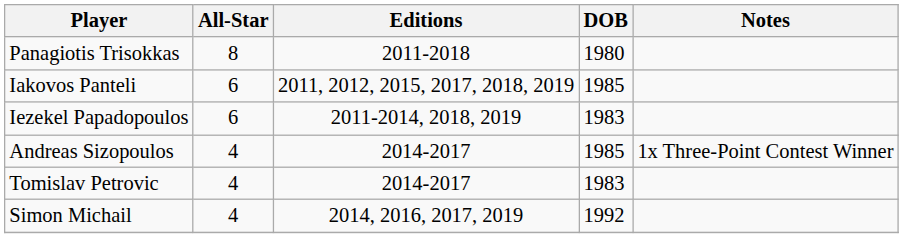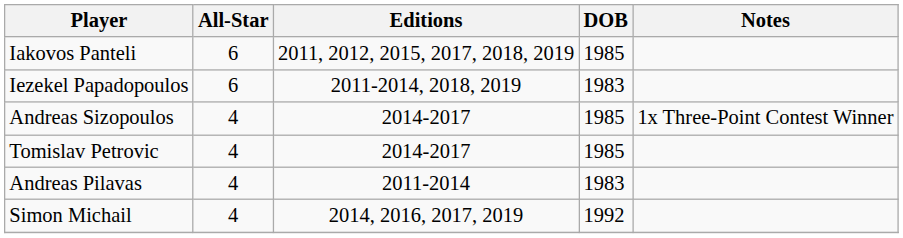- row: (94, 53)
(604, 183) 1983 -> (604, 150) 1985
+ row: (76, 183)
